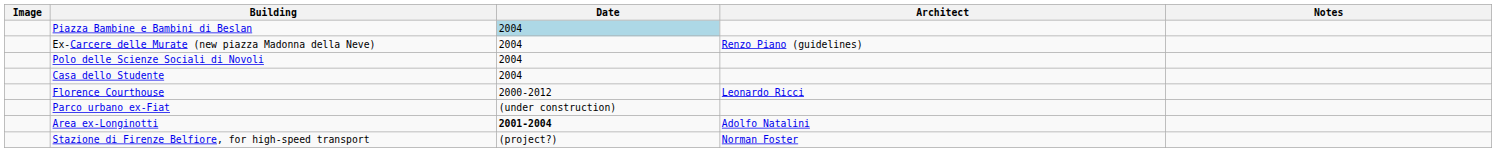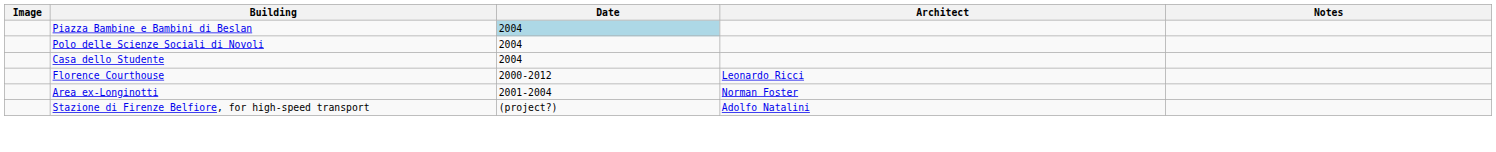- row: (214, 44)
- row: (111, 108)
(525, 124) bold -> (525, 92) normal
(766, 124) Adolfo Natalini -> (760, 92) Norman Foster
(760, 139) Norman Foster -> (766, 108) Adolfo Natalini
